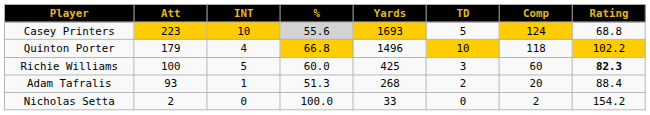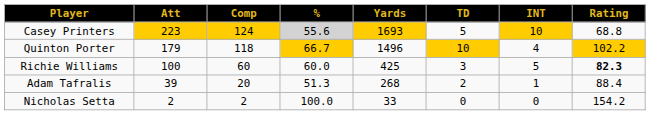columns swapped: (536, 13) <-> (244, 13)
(317, 48) 66.8 -> (317, 48) 66.7
(171, 84) 93 -> (171, 84) 39
